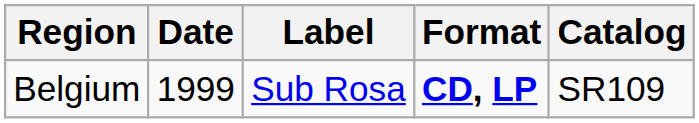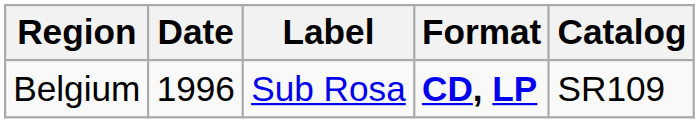(196, 88) 1999 -> (196, 88) 1996
